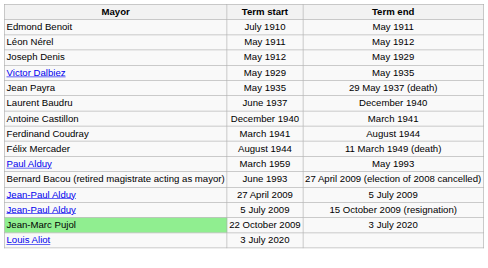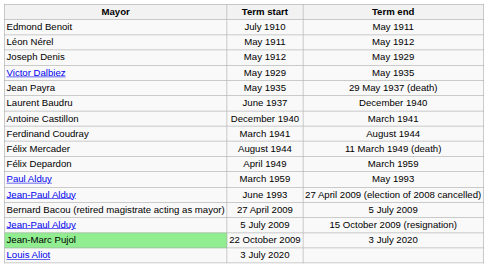+ row: (265, 164)
(116, 179) Bernard Bacou (retired magistrate acting as mayor) -> (41, 194) Jean-Paul Alduy
(41, 194) Jean-Paul Alduy -> (116, 210) Bernard Bacou (retired magistrate acting as mayor)
